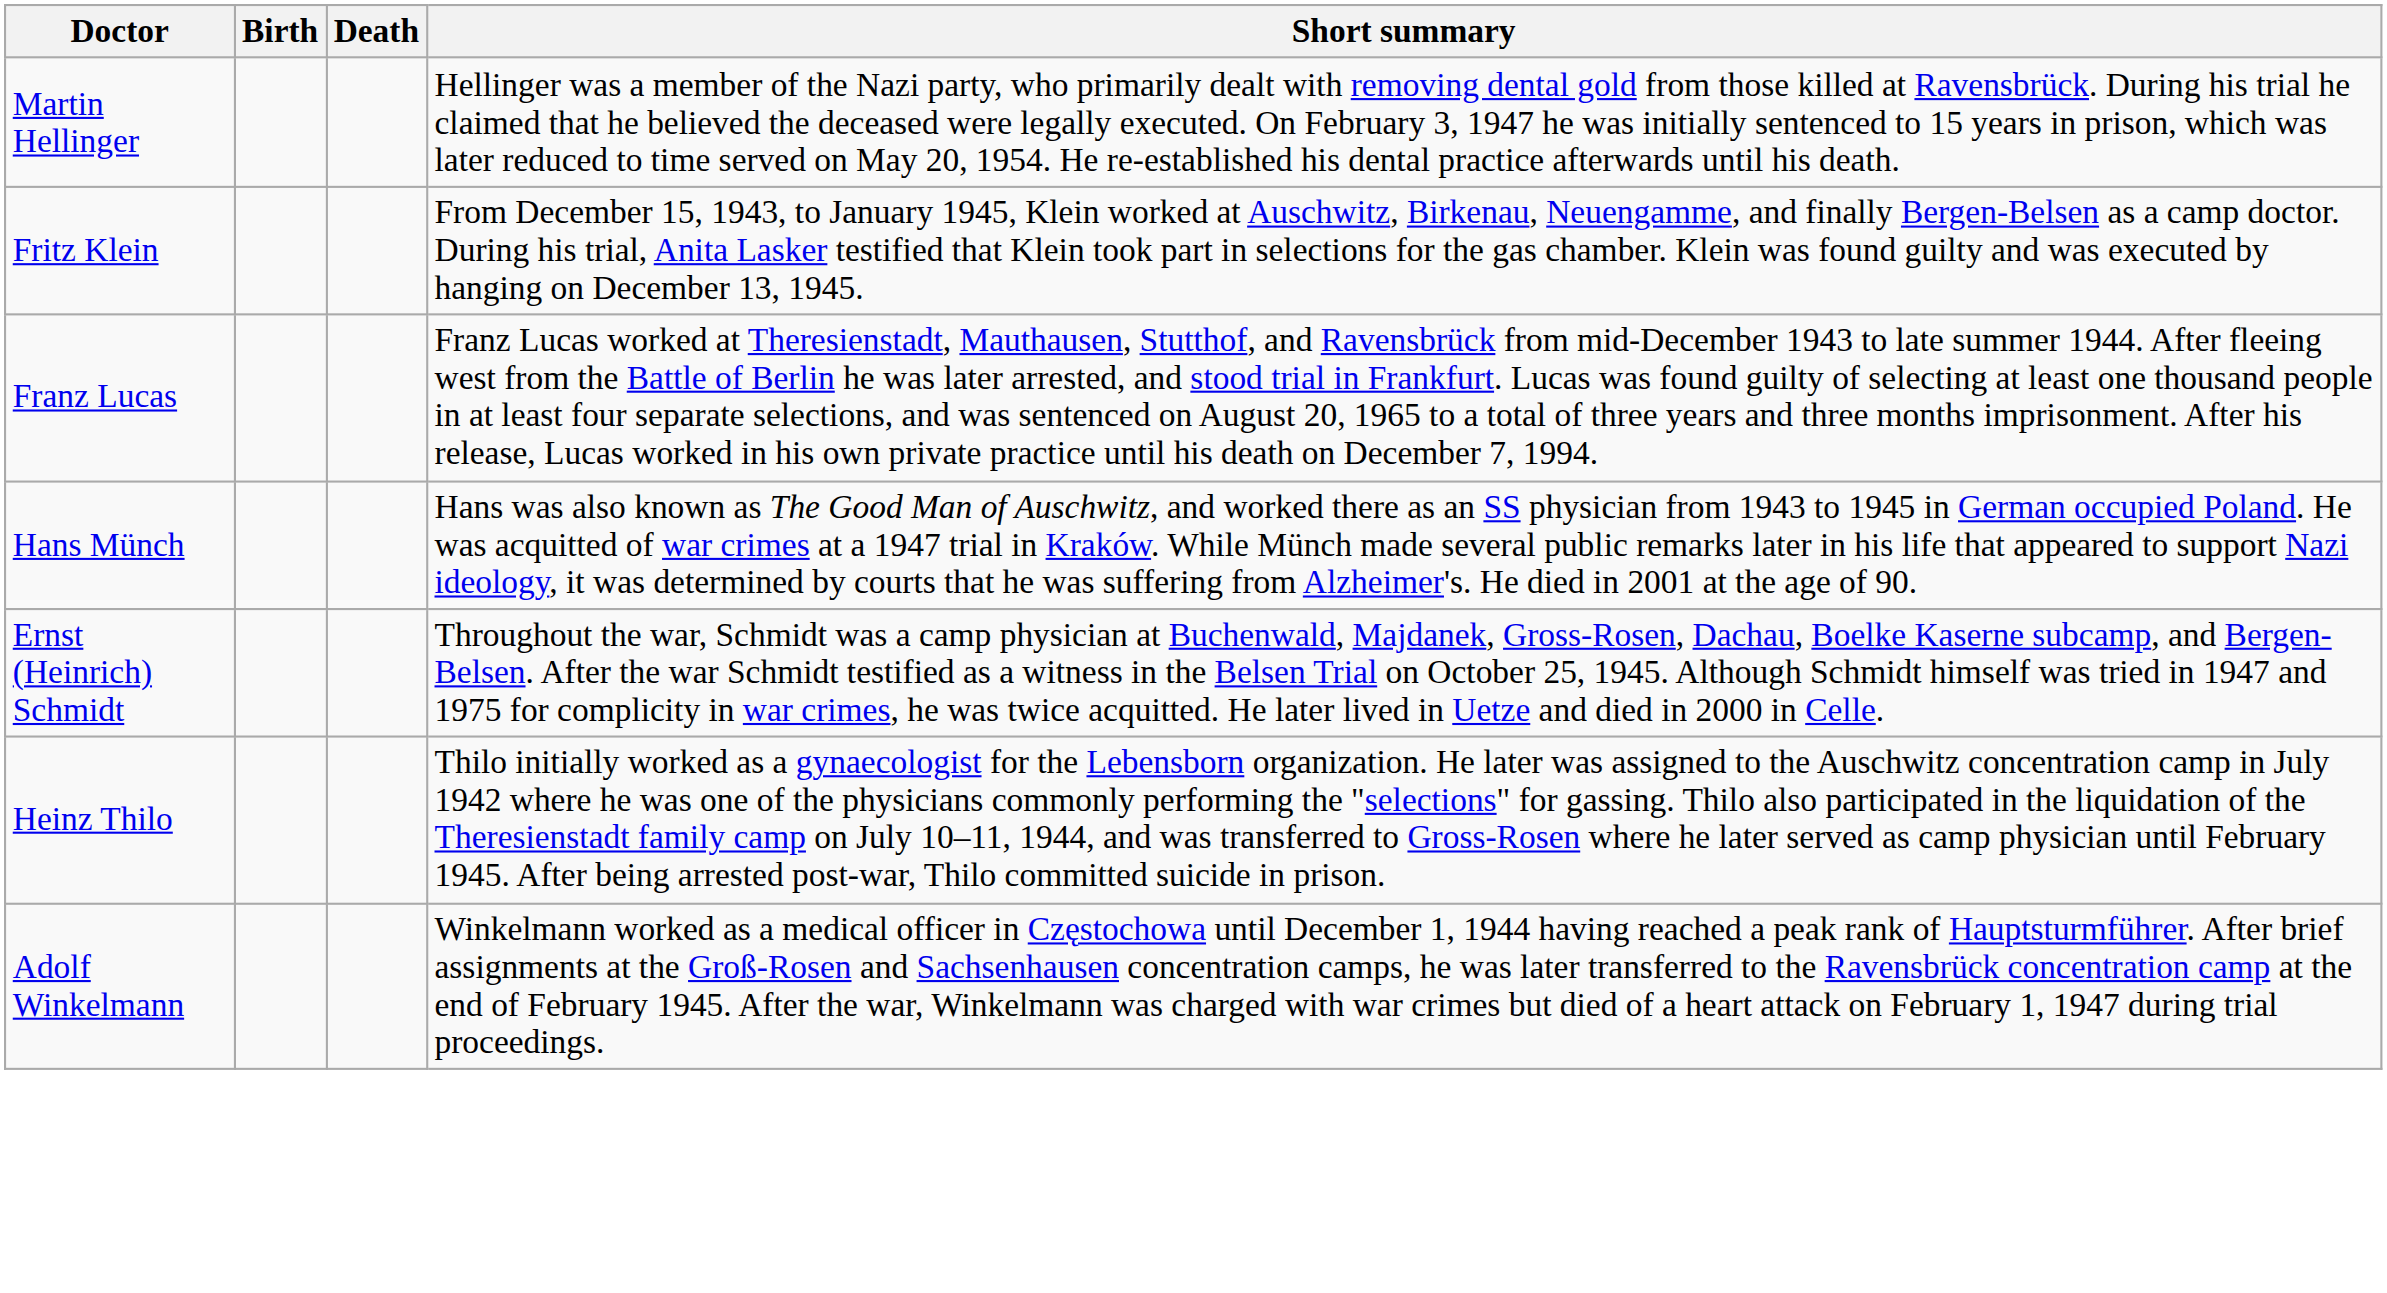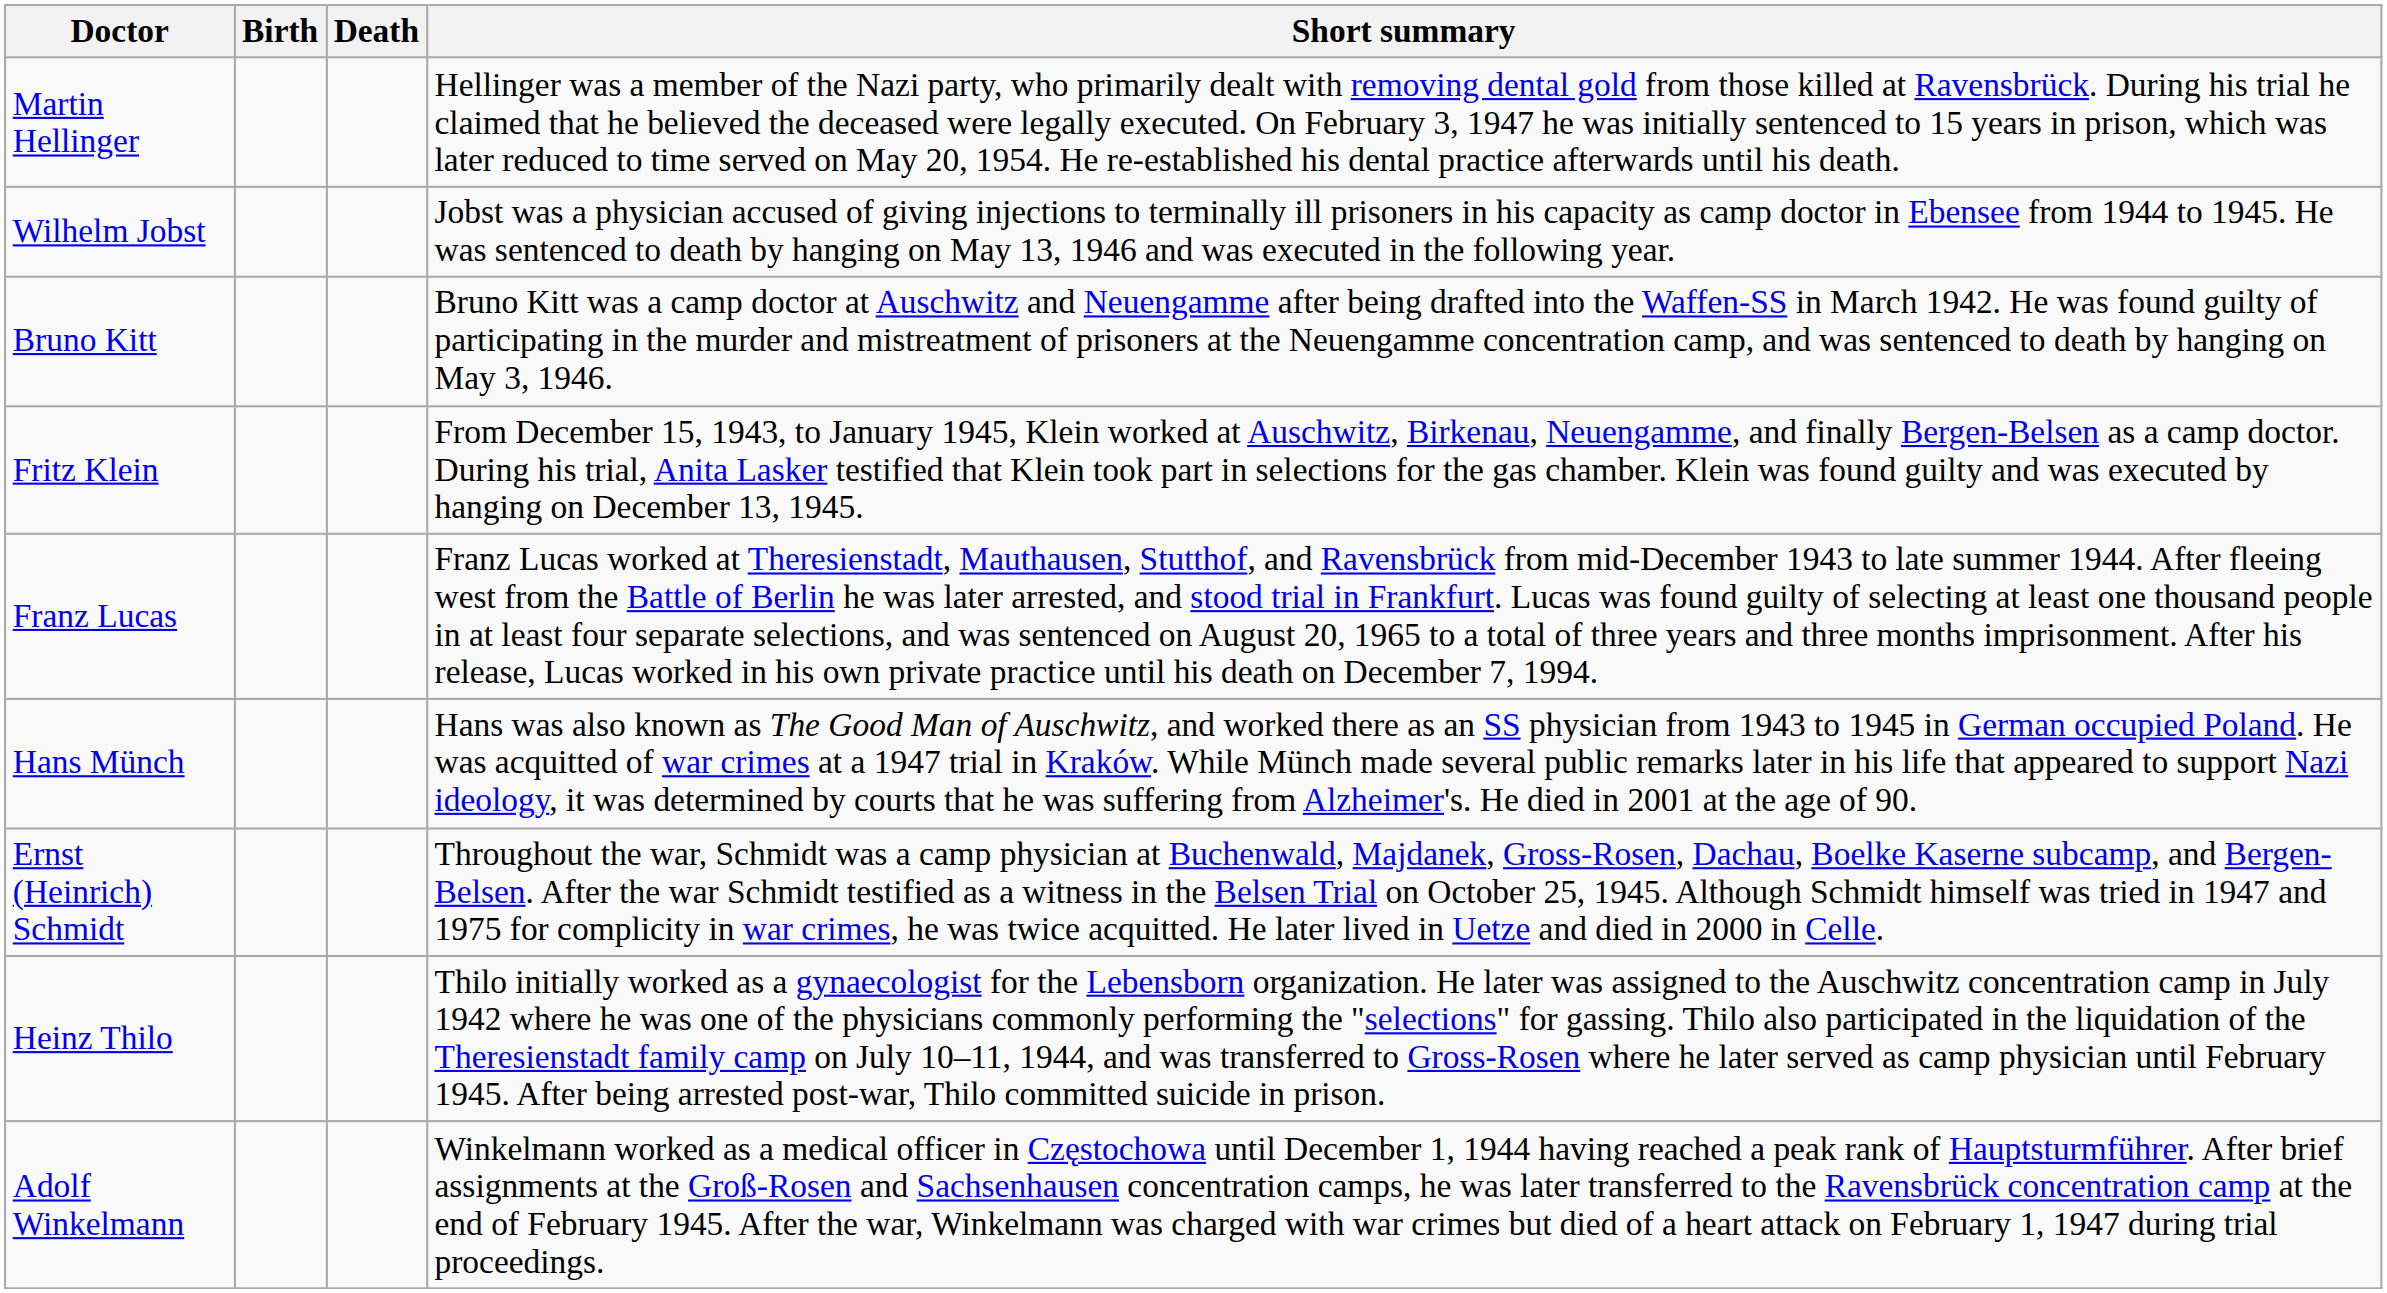+ row: (109, 231)
+ row: (85, 340)
